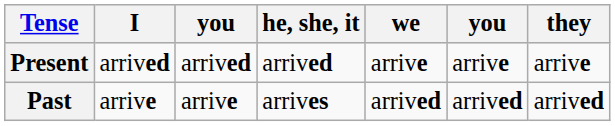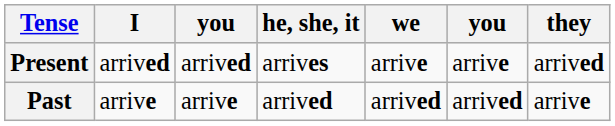(297, 62) arrived -> (295, 62) arrives
(562, 62) arrive -> (569, 62) arrived
(295, 100) arrives -> (297, 100) arrived
(569, 100) arrived -> (562, 100) arrive
